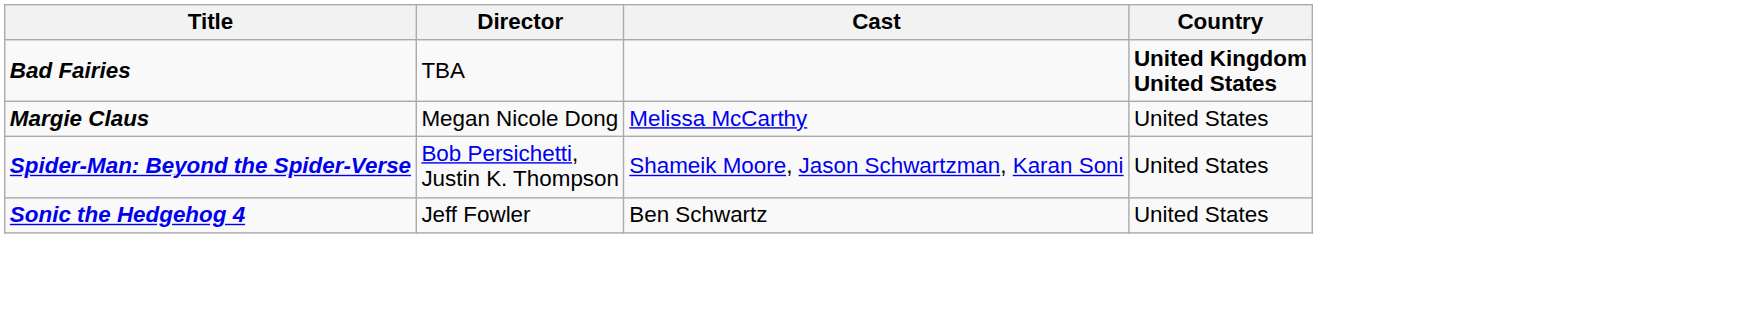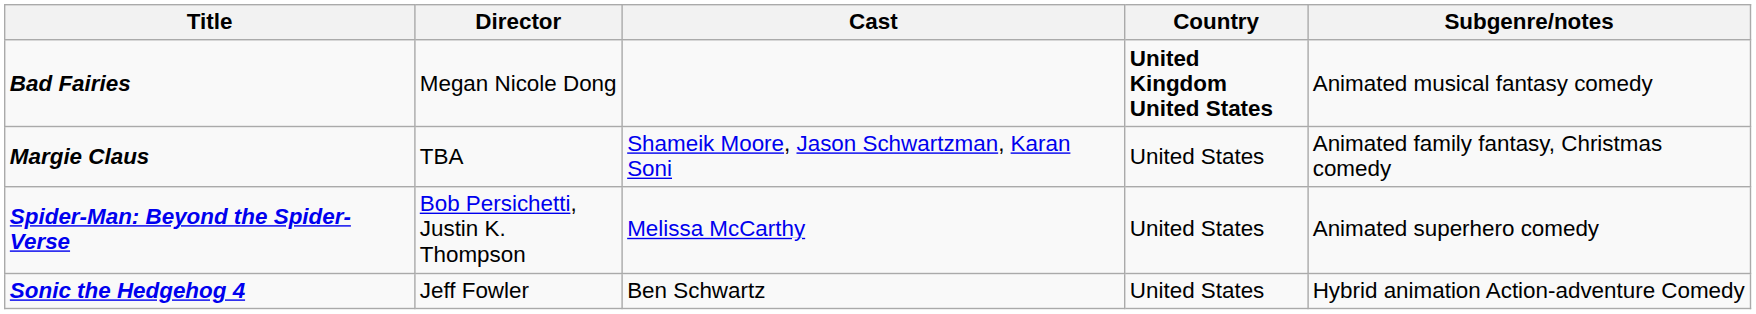+ column: (1529, 22)
(443, 70) TBA -> (518, 82) Megan Nicole Dong
(520, 118) Megan Nicole Dong -> (442, 156) TBA
(718, 118) Melissa McCarthy -> (849, 156) Shameik Moore, Jason Schwartzman, Karan Soni
(876, 166) Shameik Moore, Jason Schwartzman, Karan Soni -> (716, 229) Melissa McCarthy
